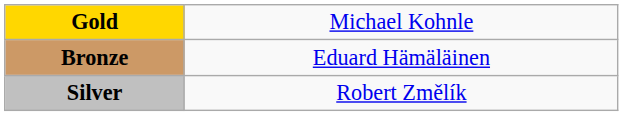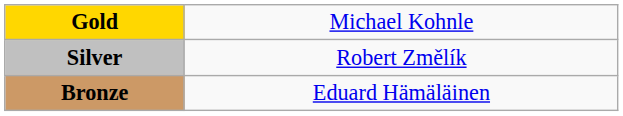rows swapped: (95, 92) <-> (95, 57)
